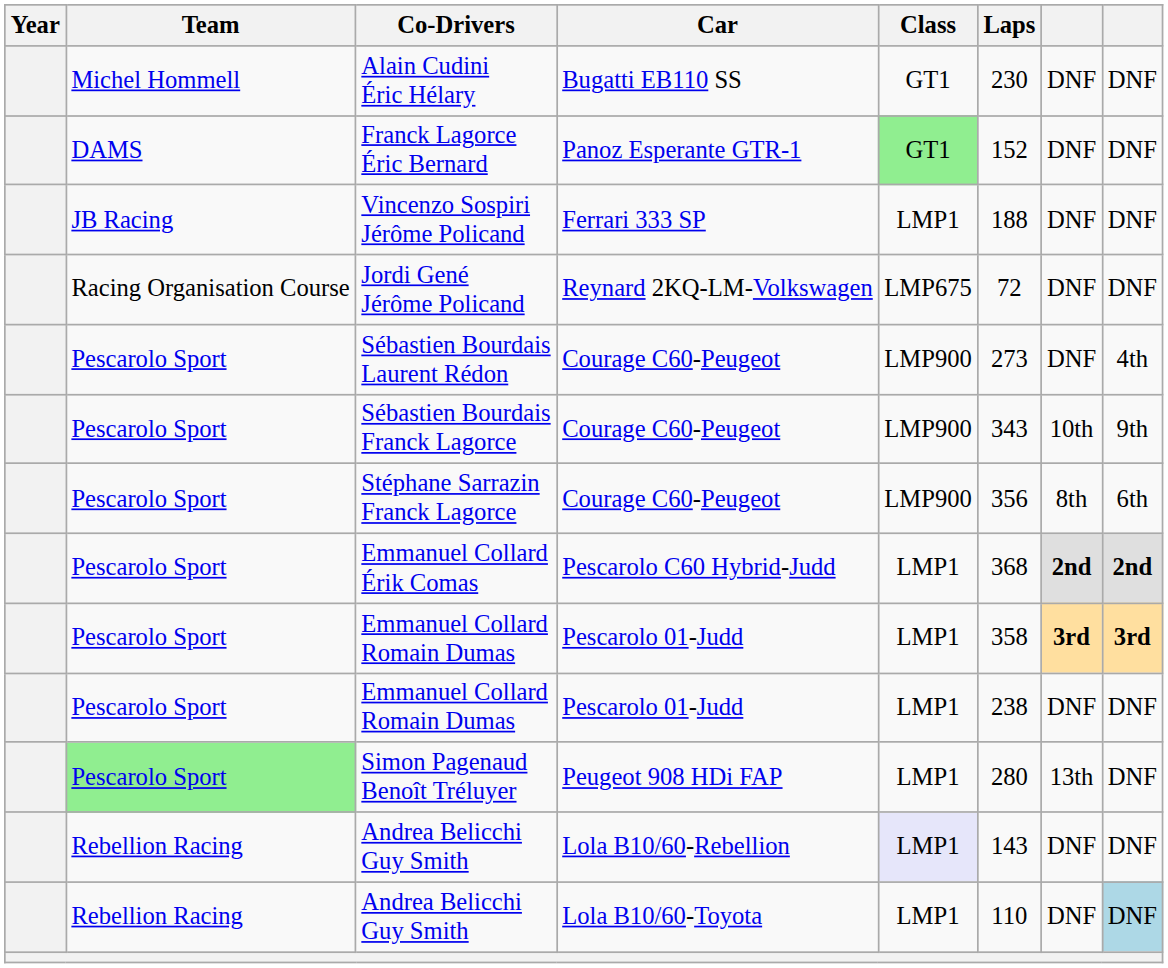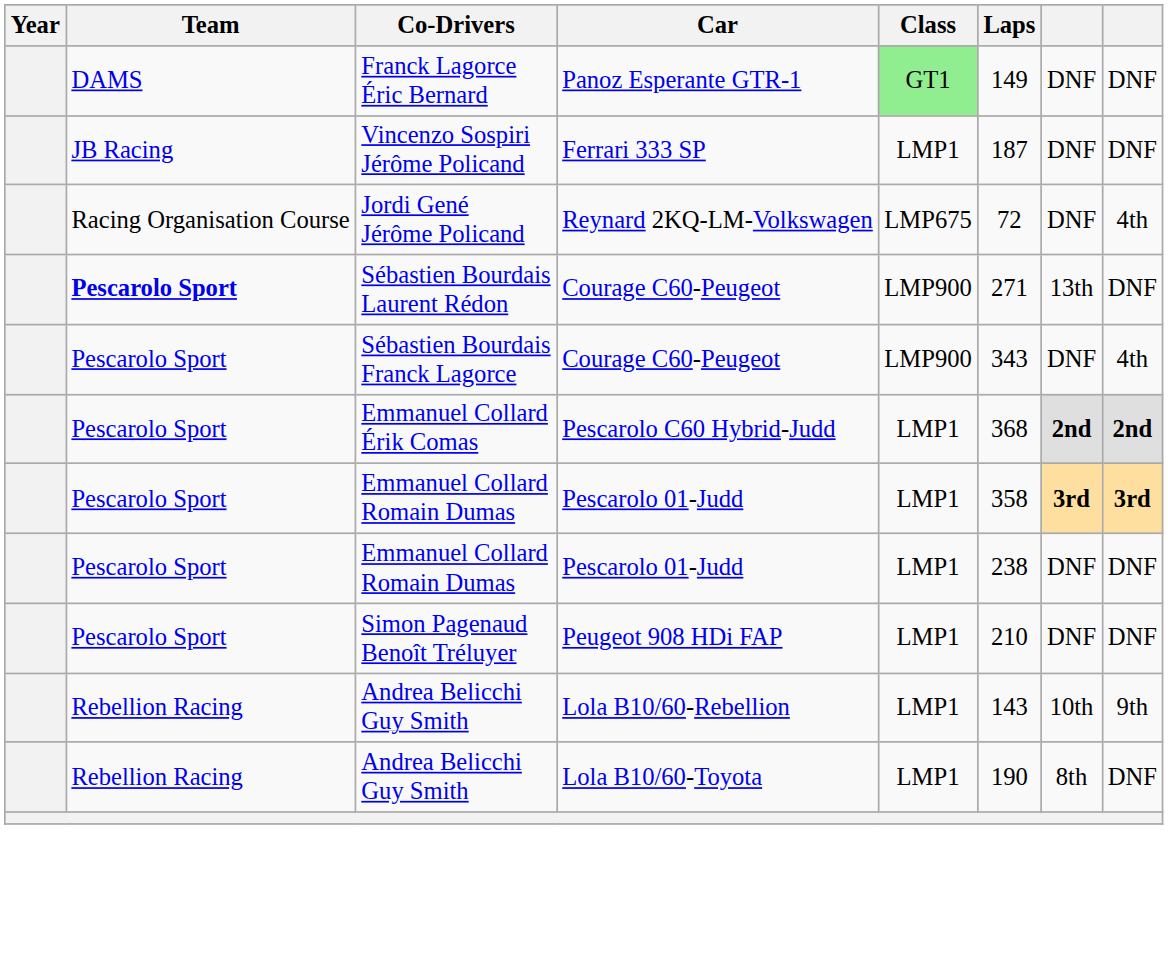- row: (425, 80)
(1009, 150) 152 -> (1009, 80) 149
(1009, 219) 188 -> (1009, 150) 187
(1132, 289) DNF -> (1132, 219) 4th
(149, 359) normal -> (154, 289) bold
(1009, 359) 273 -> (1009, 289) 271
(1072, 359) DNF -> (1072, 289) 13th
(1132, 359) 4th -> (1132, 289) DNF
(1072, 428) 10th -> (1072, 359) DNF
(1132, 428) 9th -> (1132, 359) 4th
- row: (451, 498)
(149, 777) lightgreen background -> (149, 637) no background
(1009, 777) 280 -> (1009, 637) 210
(1072, 777) 13th -> (1072, 637) DNF
(928, 846) lavender background -> (928, 707) no background
(1072, 846) DNF -> (1072, 707) 10th
(1132, 846) DNF -> (1132, 707) 9th
(1009, 916) 110 -> (1009, 777) 190
(1072, 916) DNF -> (1072, 777) 8th
(1132, 916) lightblue background -> (1132, 777) no background
